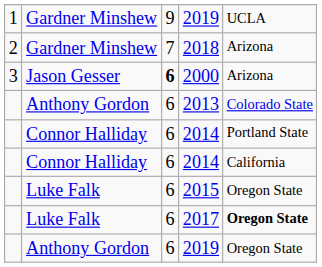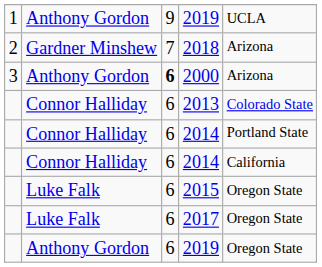(92, 18) Gardner Minshew -> (88, 18) Anthony Gordon
(73, 76) Jason Gesser -> (88, 76) Anthony Gordon
(88, 104) Anthony Gordon -> (87, 104) Connor Halliday
(267, 219) bold -> (265, 219) normal
